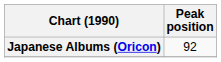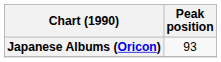(190, 47) 92 -> (190, 47) 93
